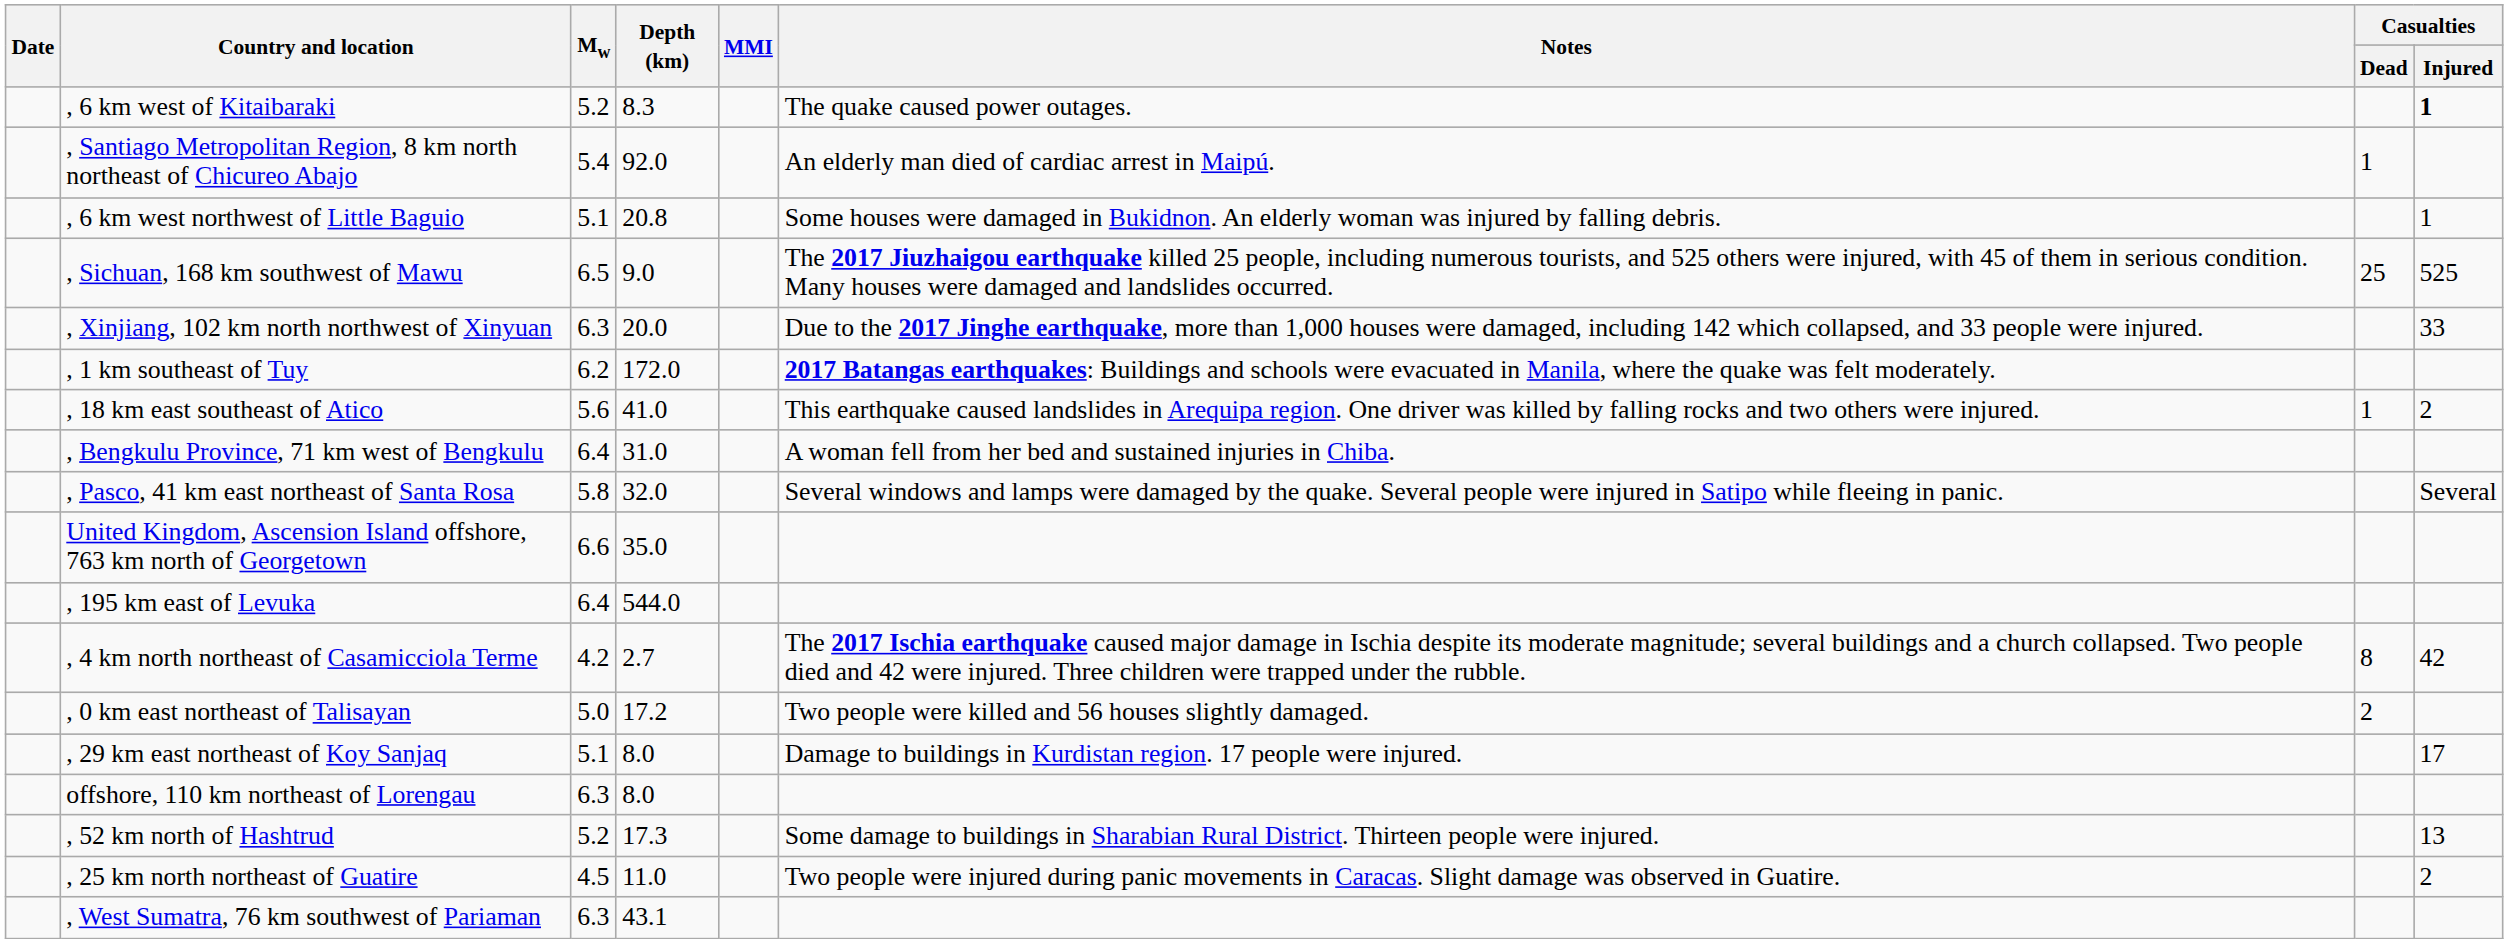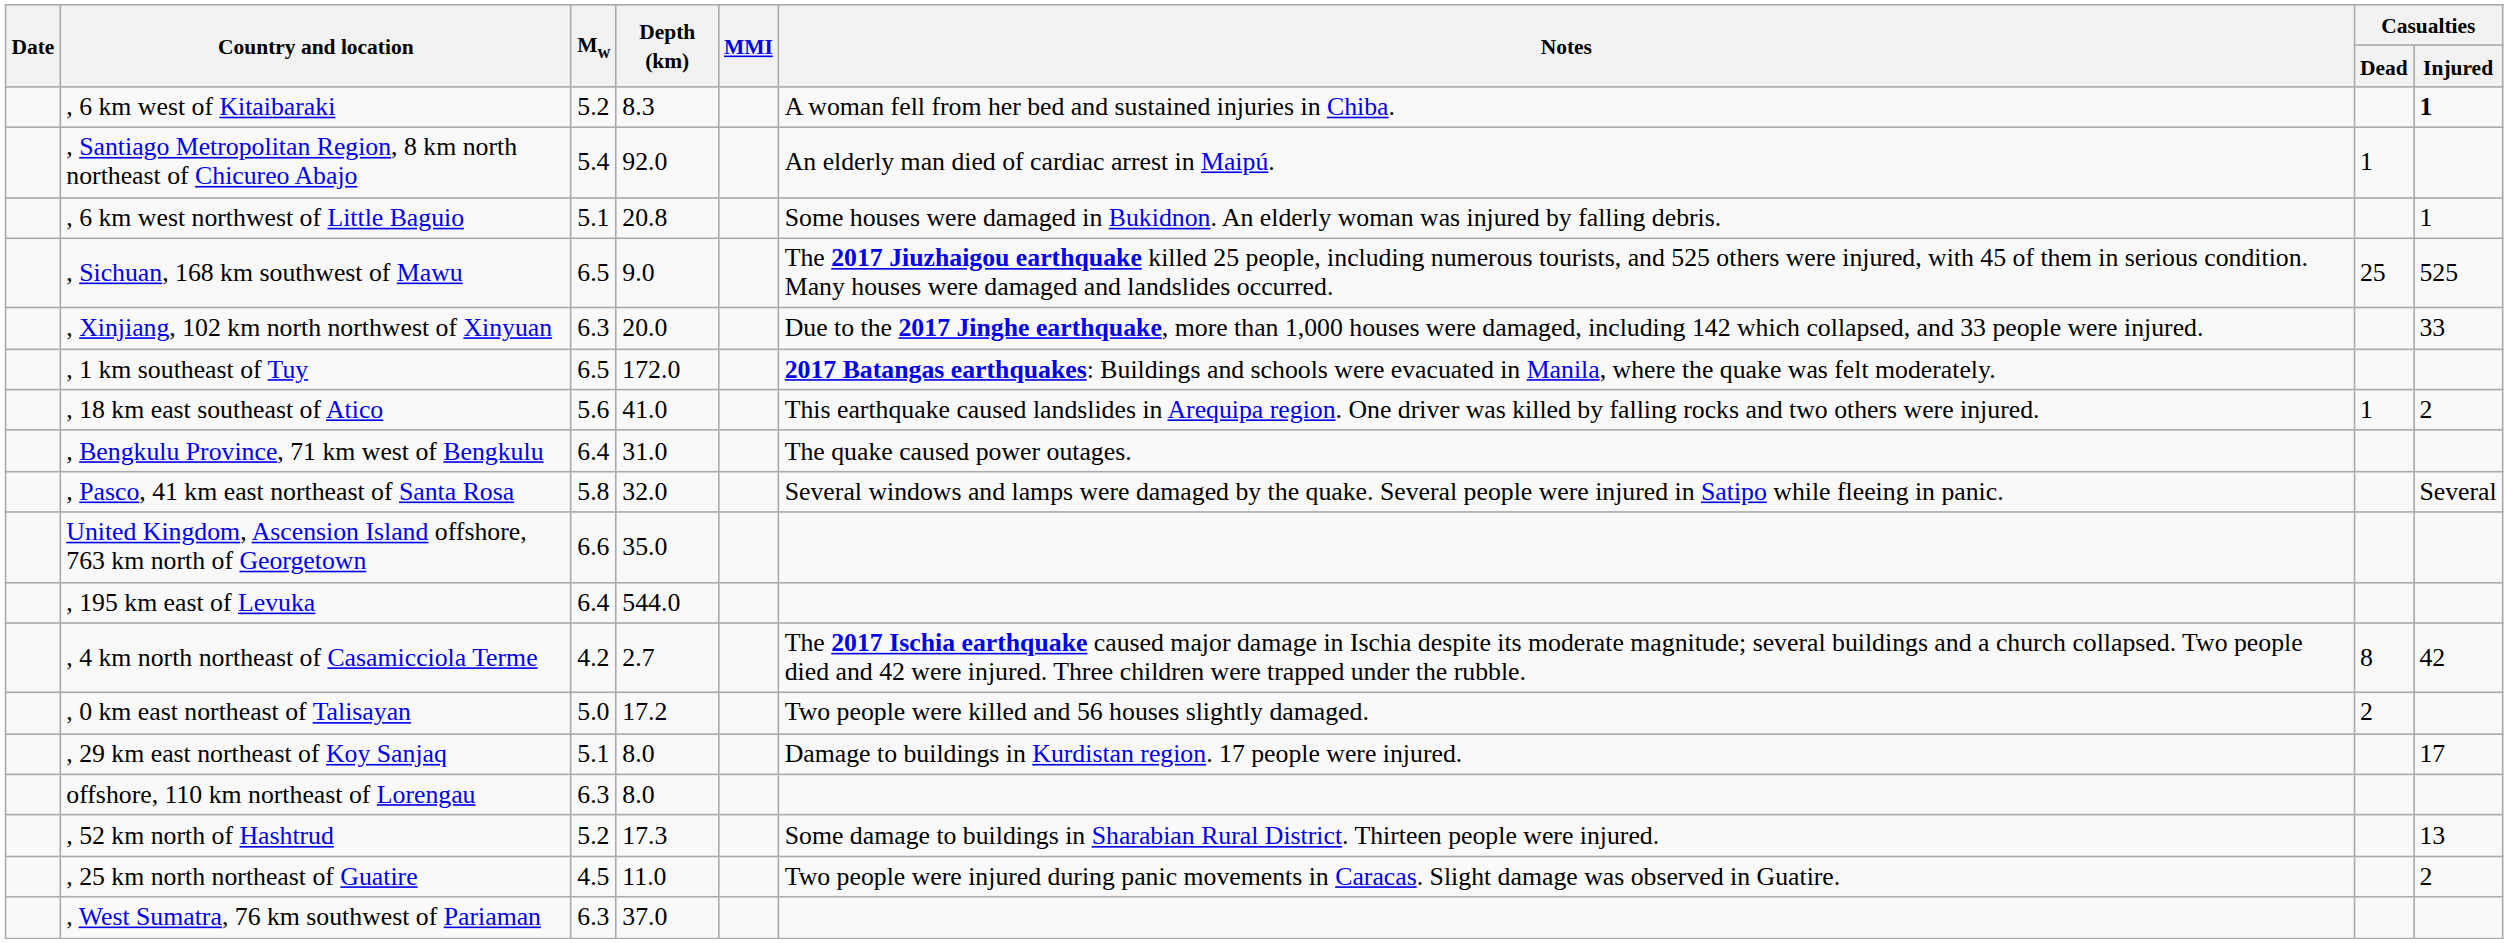(958, 106) The quake caused power outages. -> (1090, 106) A woman fell from her bed and sustained injuries in Chiba.
(593, 368) 6.2 -> (593, 368) 6.5
(1090, 450) A woman fell from her bed and sustained injuries in Chiba. -> (958, 450) The quake caused power outages.
(645, 917) 43.1 -> (645, 917) 37.0
